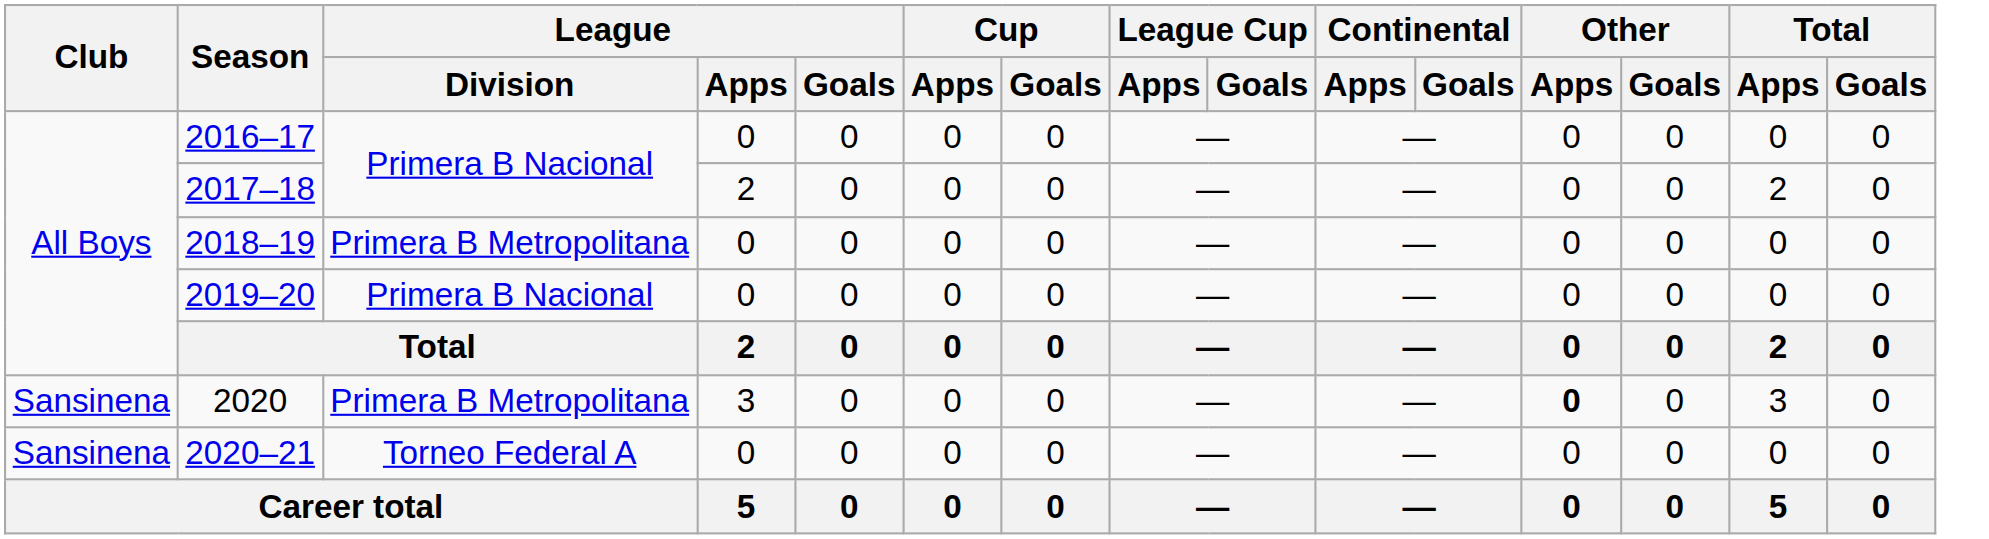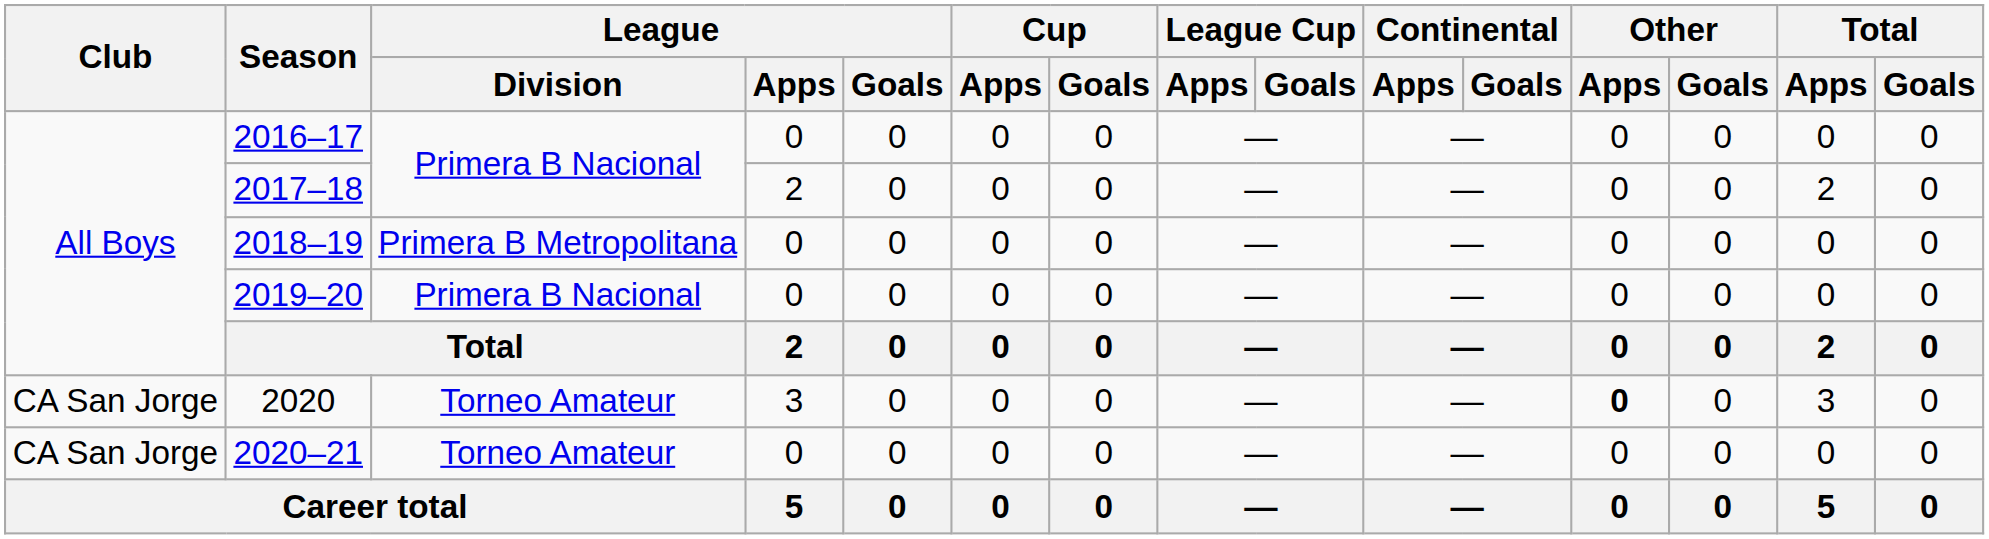(91, 400) Sansinena -> (115, 400) CA San Jorge
(510, 400) Primera B Metropolitana -> (558, 400) Torneo Amateur
(91, 453) Sansinena -> (115, 453) CA San Jorge
(510, 453) Torneo Federal A -> (558, 453) Torneo Amateur
